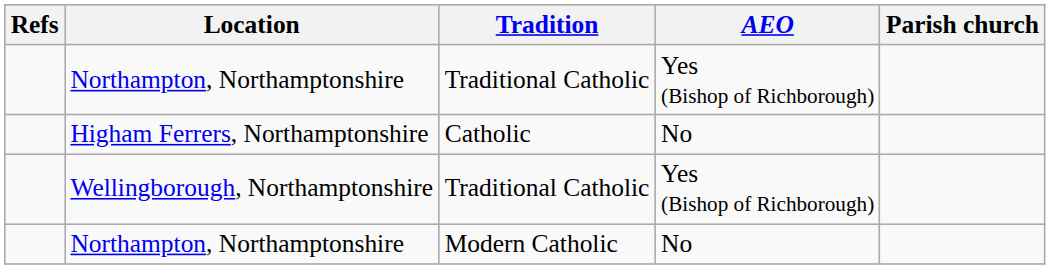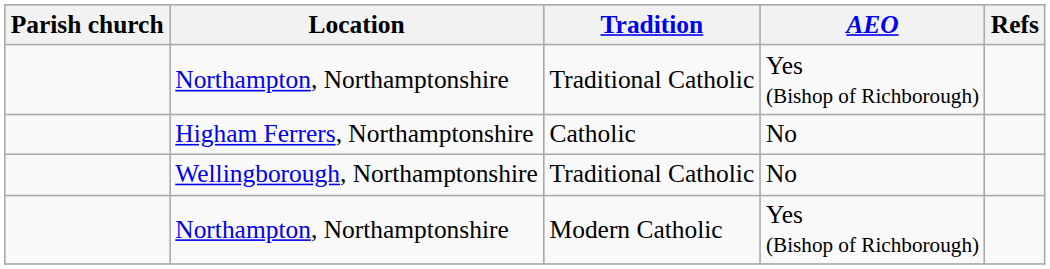columns swapped: (962, 24) <-> (35, 24)
(768, 188) Yes (Bishop of Richborough) -> (782, 174) No
(677, 243) No -> (873, 228) Yes (Bishop of Richborough)
